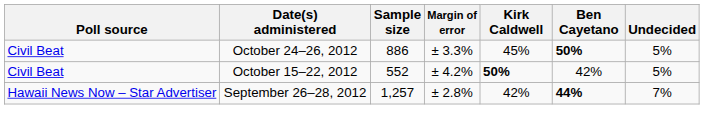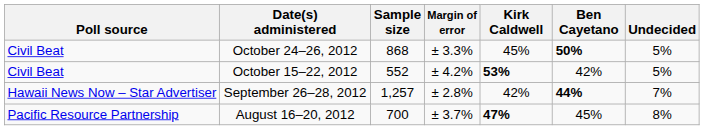(397, 51) 886 -> (397, 51) 868
(496, 72) 50% -> (496, 72) 53%
+ row: (295, 114)
